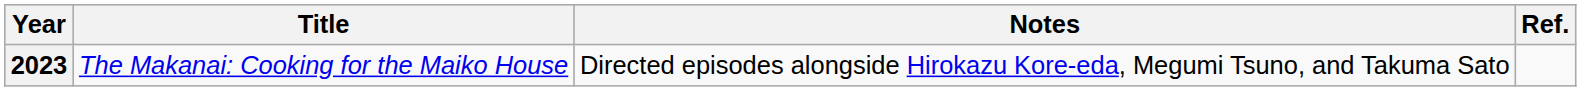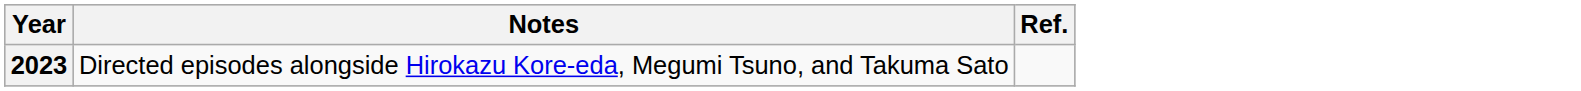- column: (324, 24)
